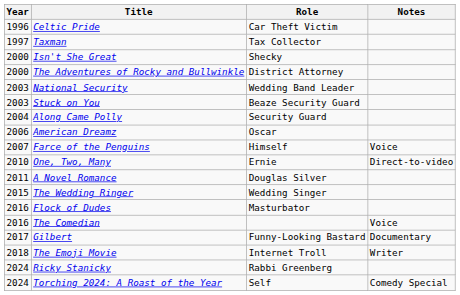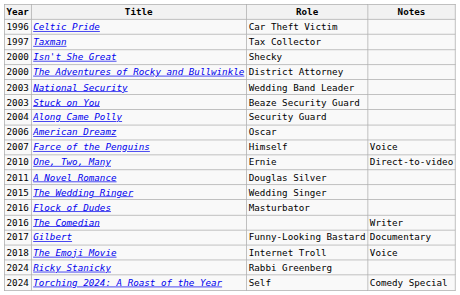(384, 222) Voice -> (387, 222) Writer
(387, 253) Writer -> (384, 253) Voice
